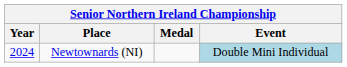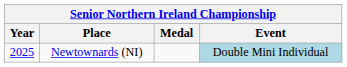(22, 52) 2024 -> (22, 52) 2025
